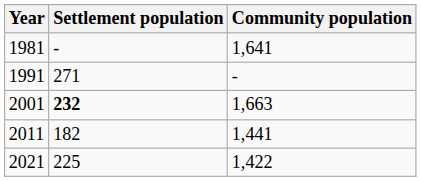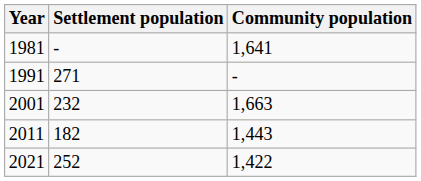(67, 104) bold -> (67, 104) normal
(252, 133) 1,441 -> (252, 133) 1,443
(67, 162) 225 -> (67, 162) 252
